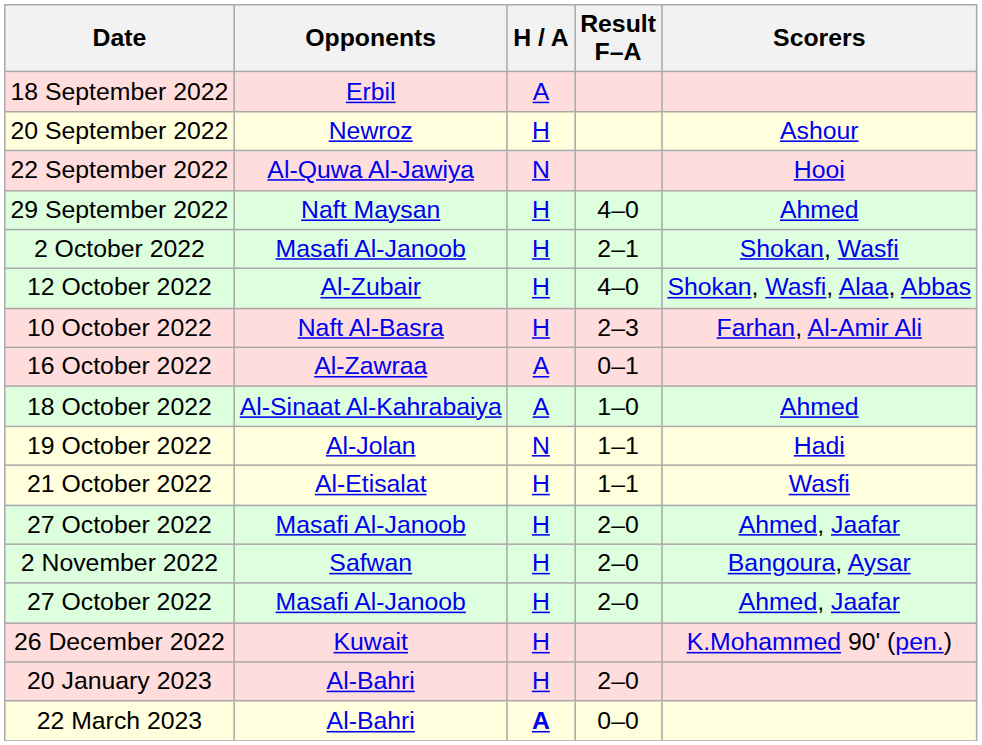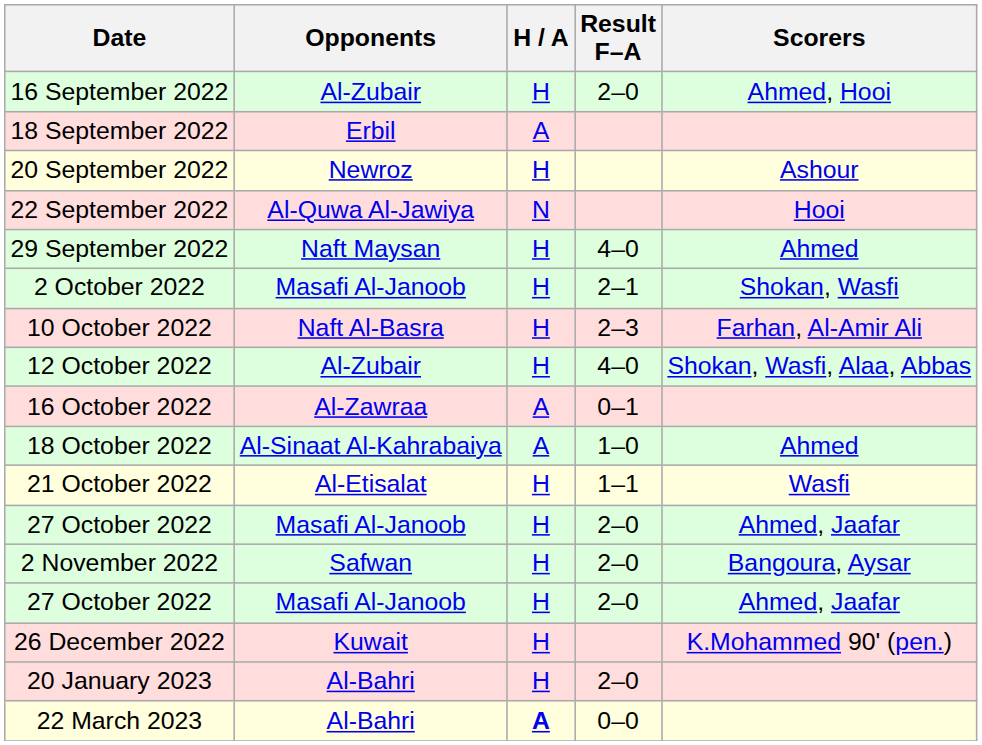+ row: (119, 91)
rows swapped: (119, 327) <-> (119, 288)
- row: (119, 445)
